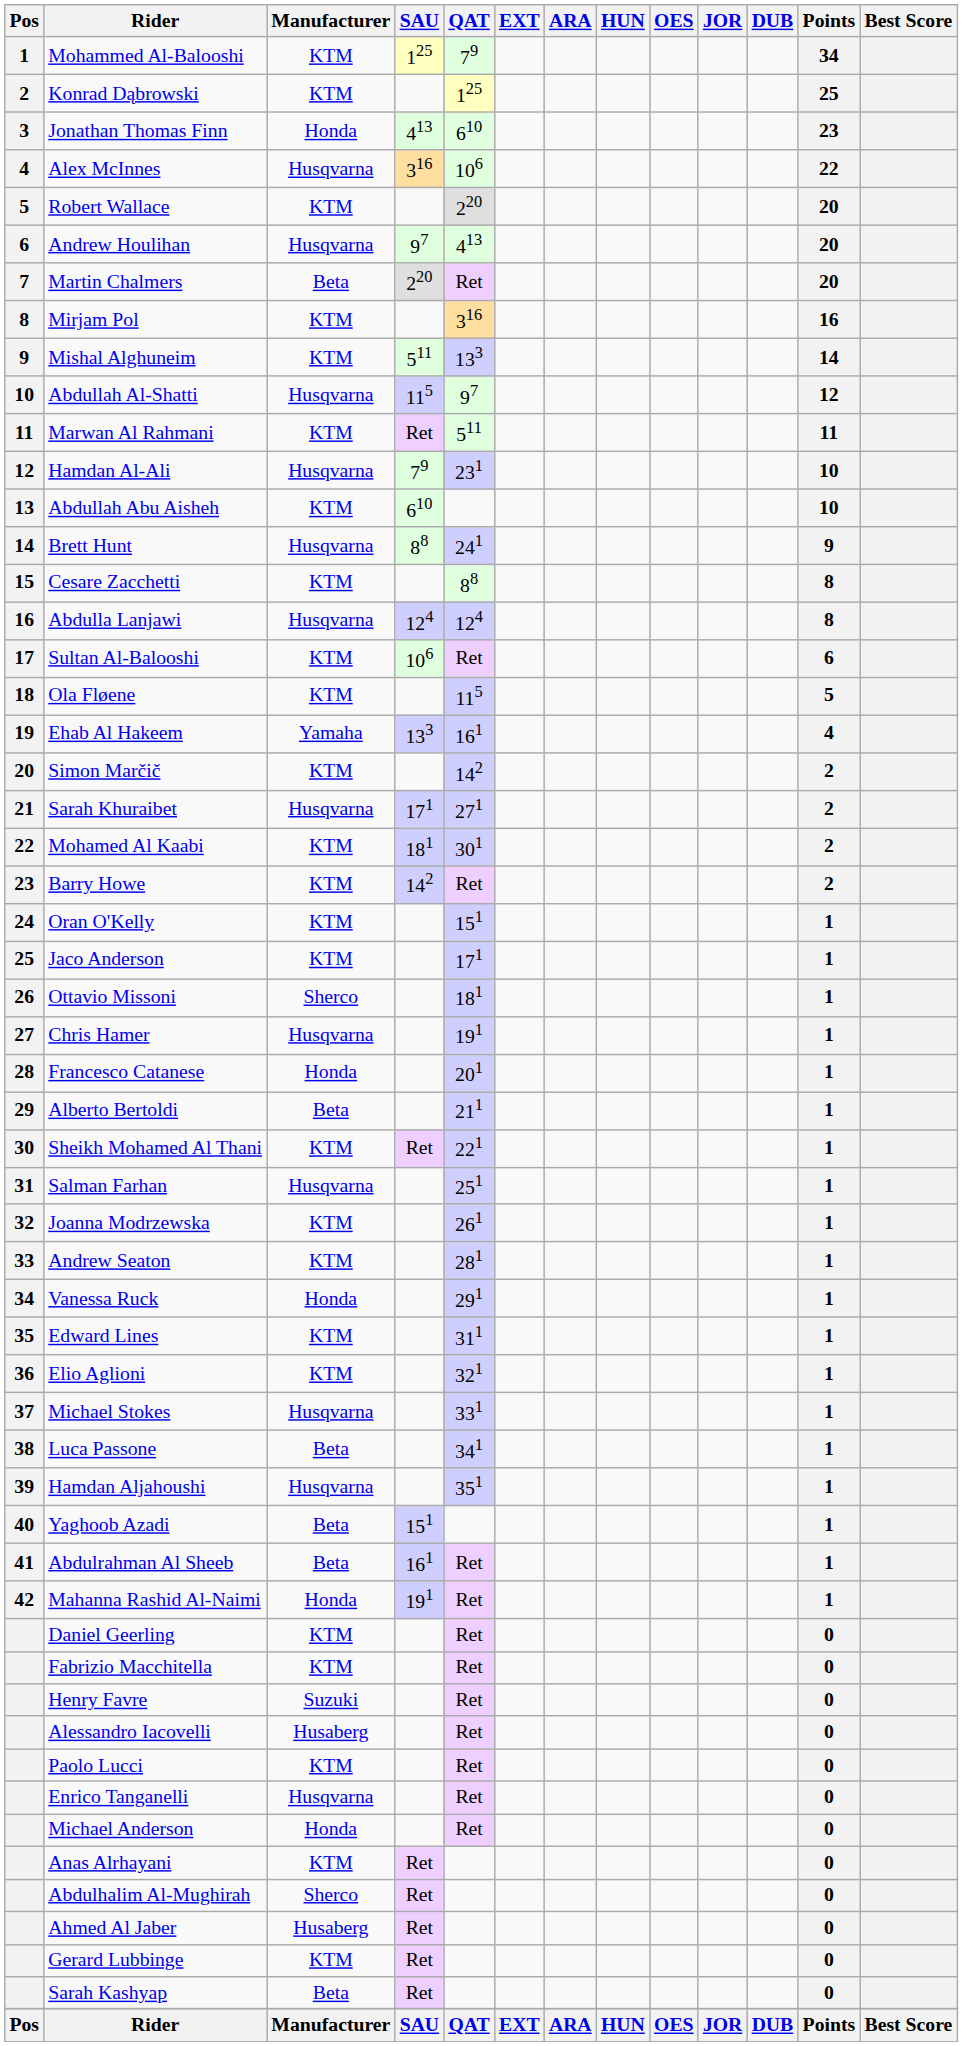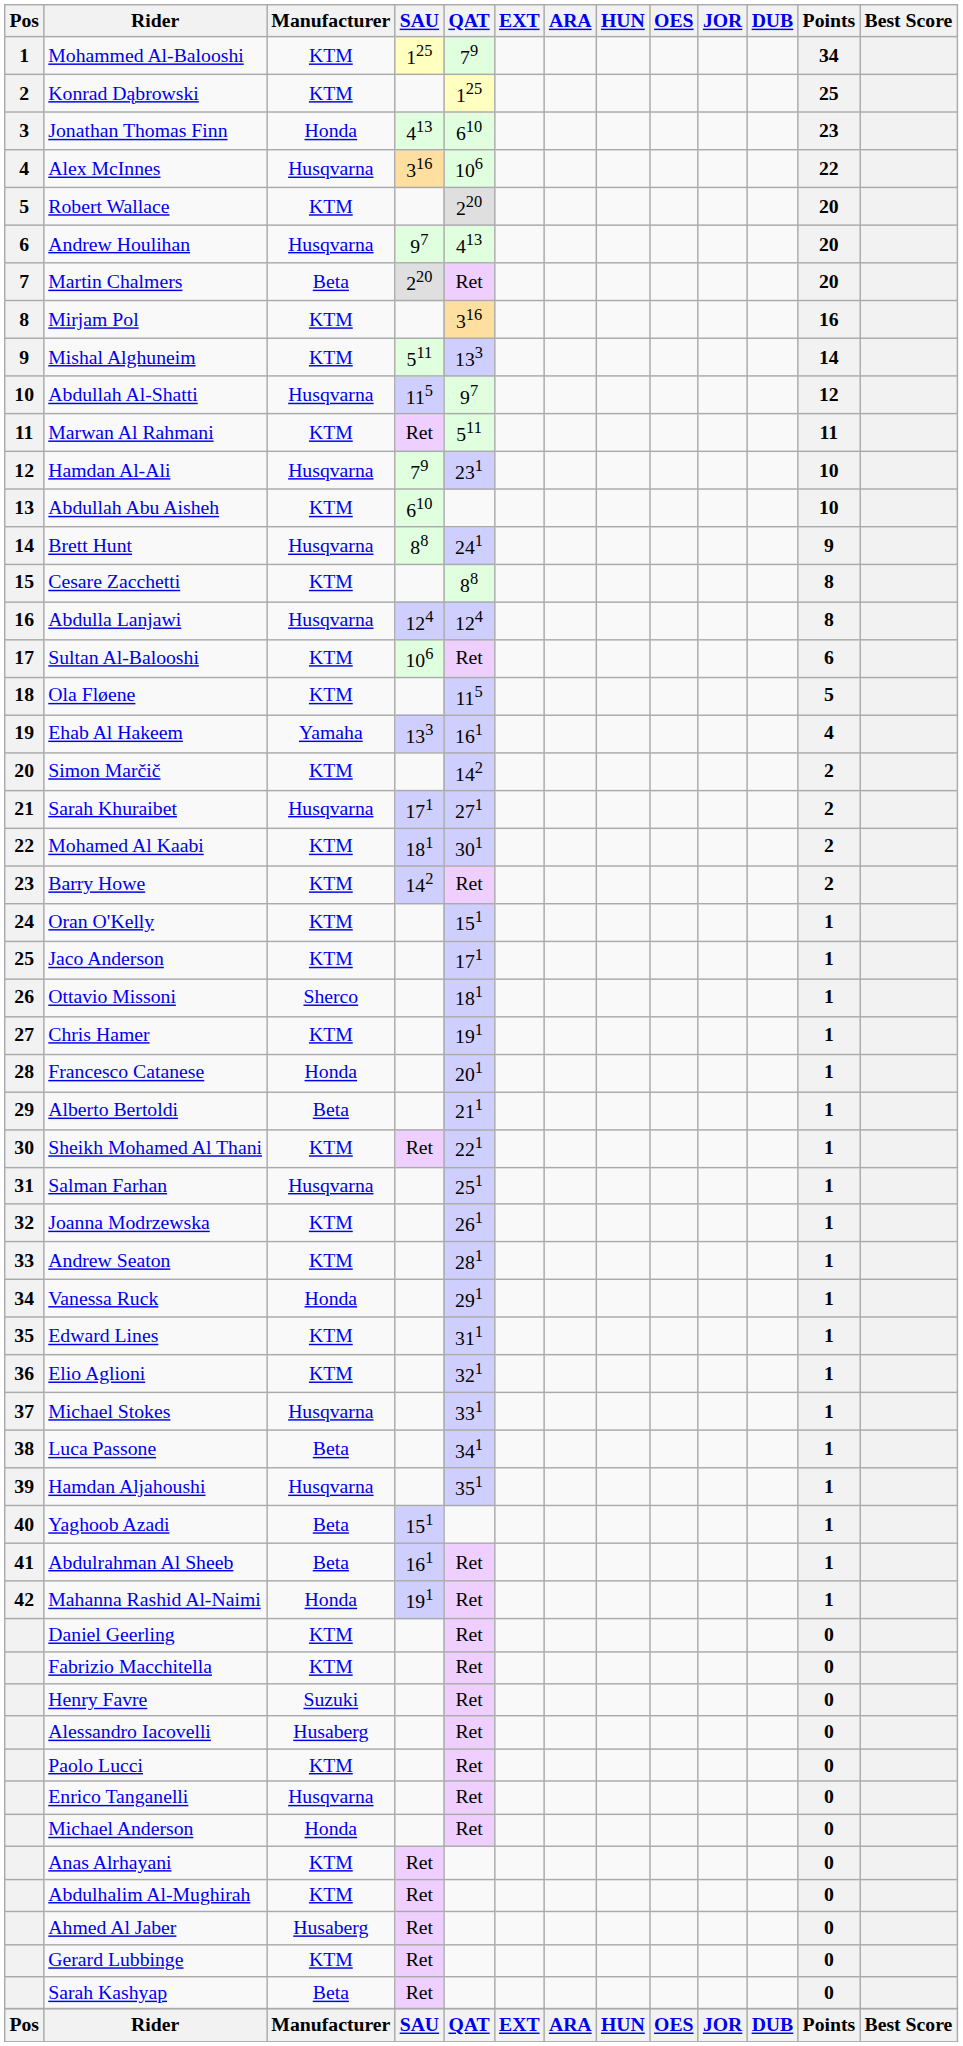(331, 1034) Husqvarna -> (331, 1034) KTM
(331, 1894) Sherco -> (331, 1894) KTM
